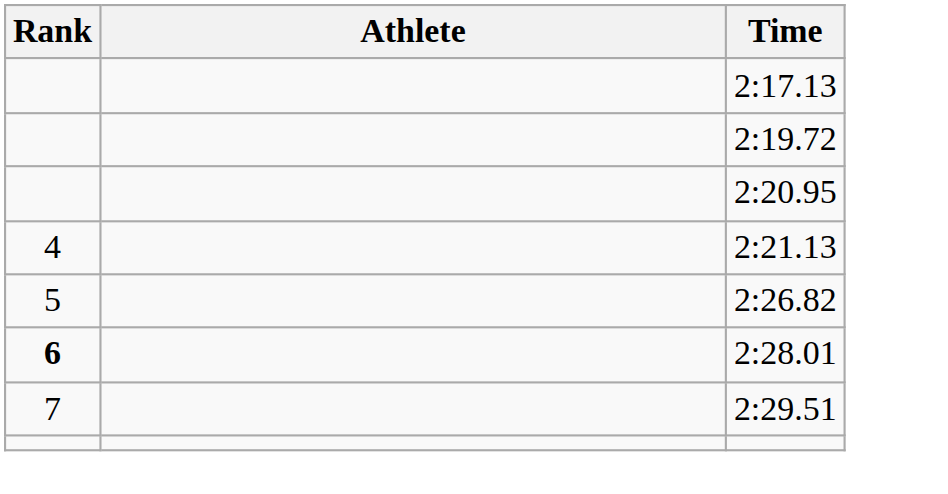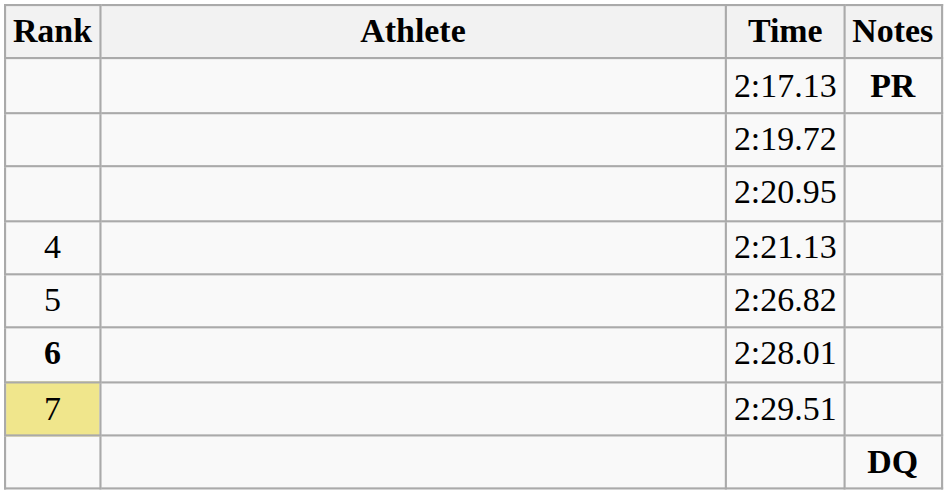+ column: (893, 31)
(52, 407) no background -> (52, 407) khaki background
